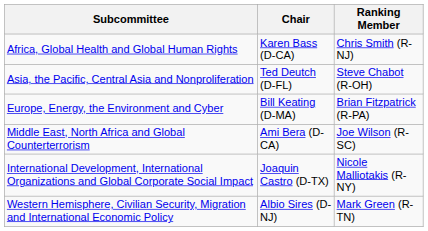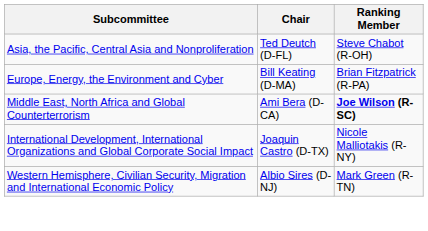- row: (122, 49)
(373, 139) normal -> (375, 109) bold
